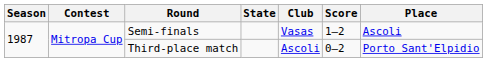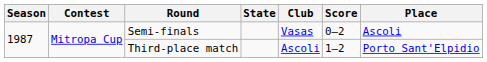(335, 31) 1–2 -> (335, 31) 0–2
(335, 48) 0–2 -> (335, 48) 1–2
